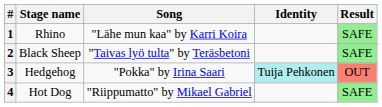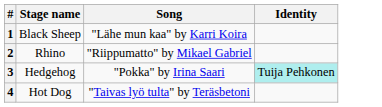- column: (357, 14)
(50, 33) Rhino -> (50, 33) Black Sheep
(50, 53) Black Sheep -> (50, 53) Rhino
(169, 53) "Taivas lyö tulta" by Teräsbetoni -> (169, 53) "Riippumatto" by Mikael Gabriel
(169, 92) "Riippumatto" by Mikael Gabriel -> (169, 92) "Taivas lyö tulta" by Teräsbetoni
